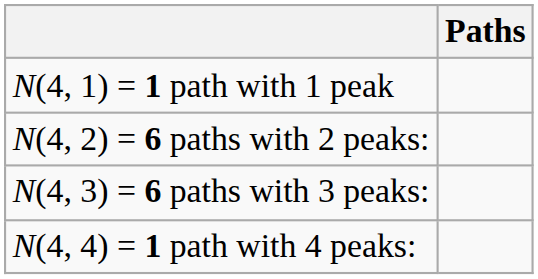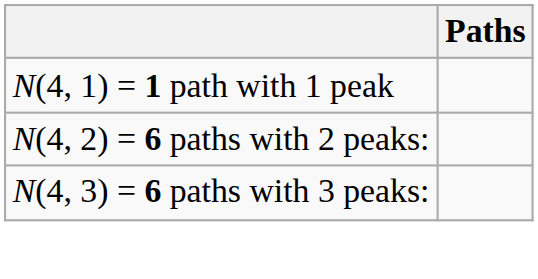- row: (215, 245)
